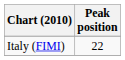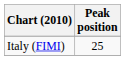(97, 45) 22 -> (97, 45) 25
